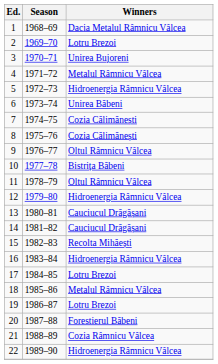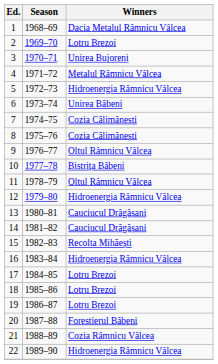(115, 290) Metalul Râmnicu Vâlcea -> (92, 290) Lotru Brezoi
